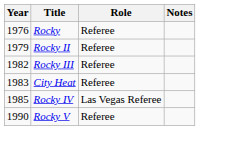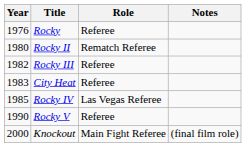(18, 47) 1979 -> (18, 47) 1980
(98, 47) Referee -> (118, 47) Rematch Referee
+ row: (54, 133)
